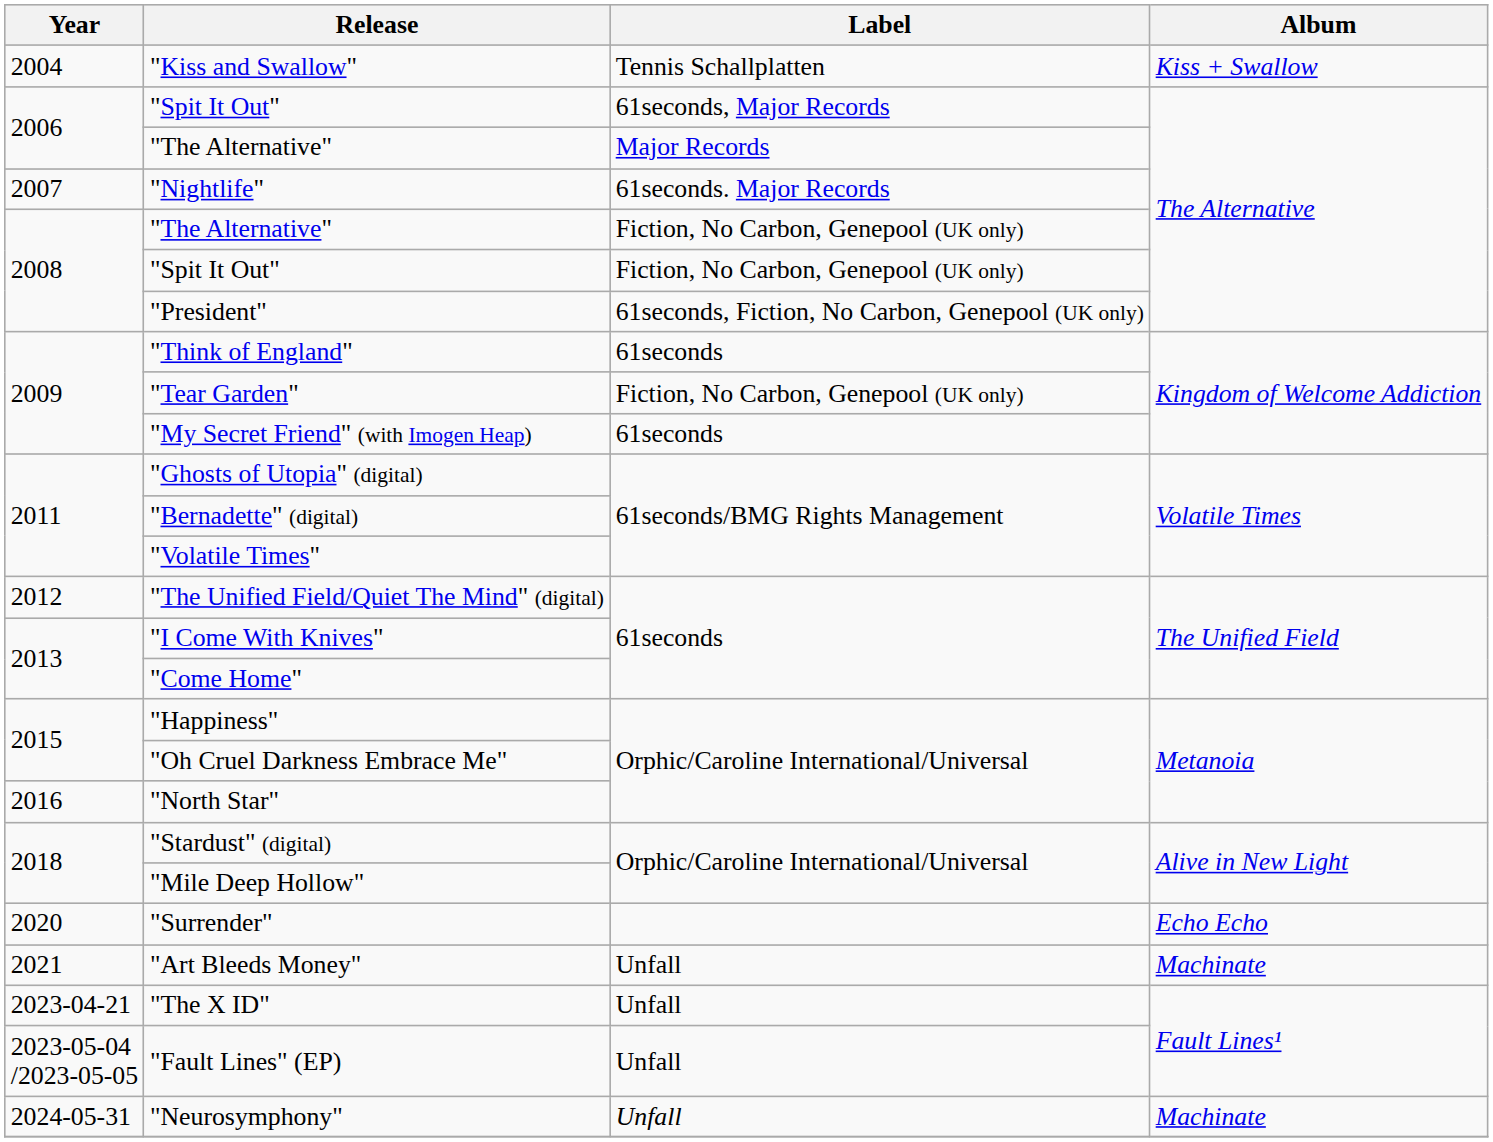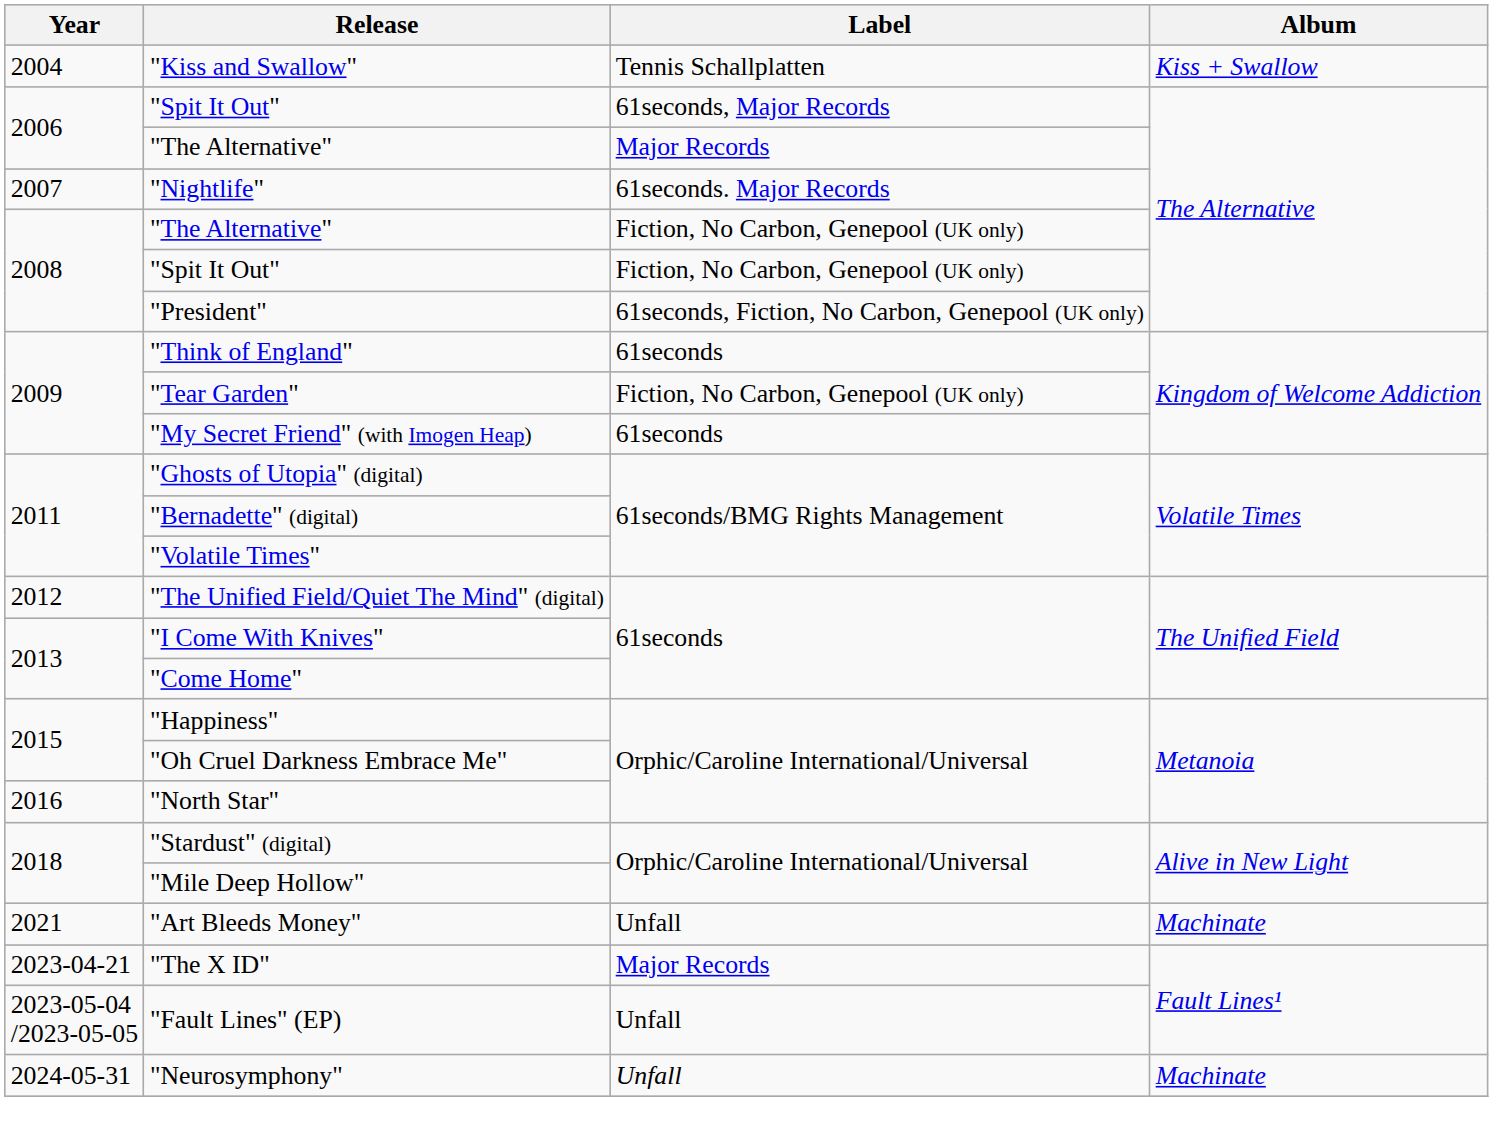- row: (37, 923)
(649, 1005) Unfall -> (693, 964) Major Records
